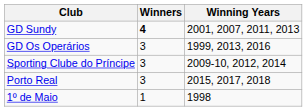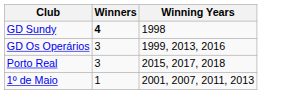(243, 30) 2001, 2007, 2011, 2013 -> (154, 30) 1998
- row: (71, 64)
(199, 98) 1998 -> (198, 81) 2001, 2007, 2011, 2013
